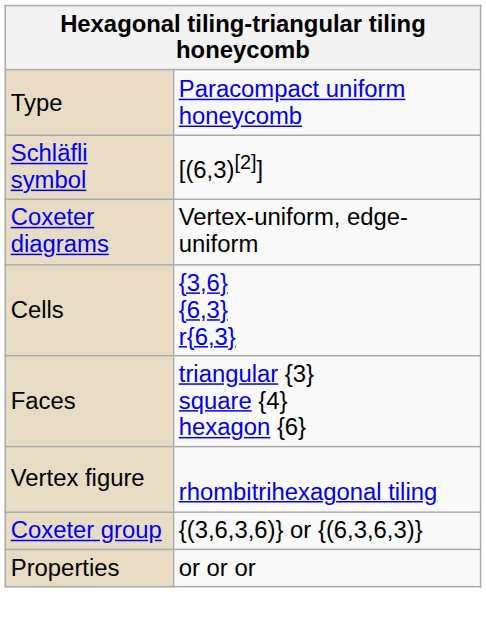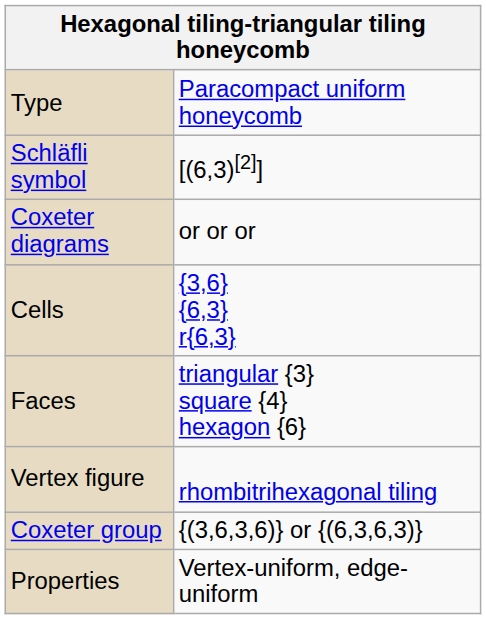(293, 231) Vertex-uniform, edge-uniform -> (217, 231) or or or
(217, 568) or or or -> (293, 581) Vertex-uniform, edge-uniform
